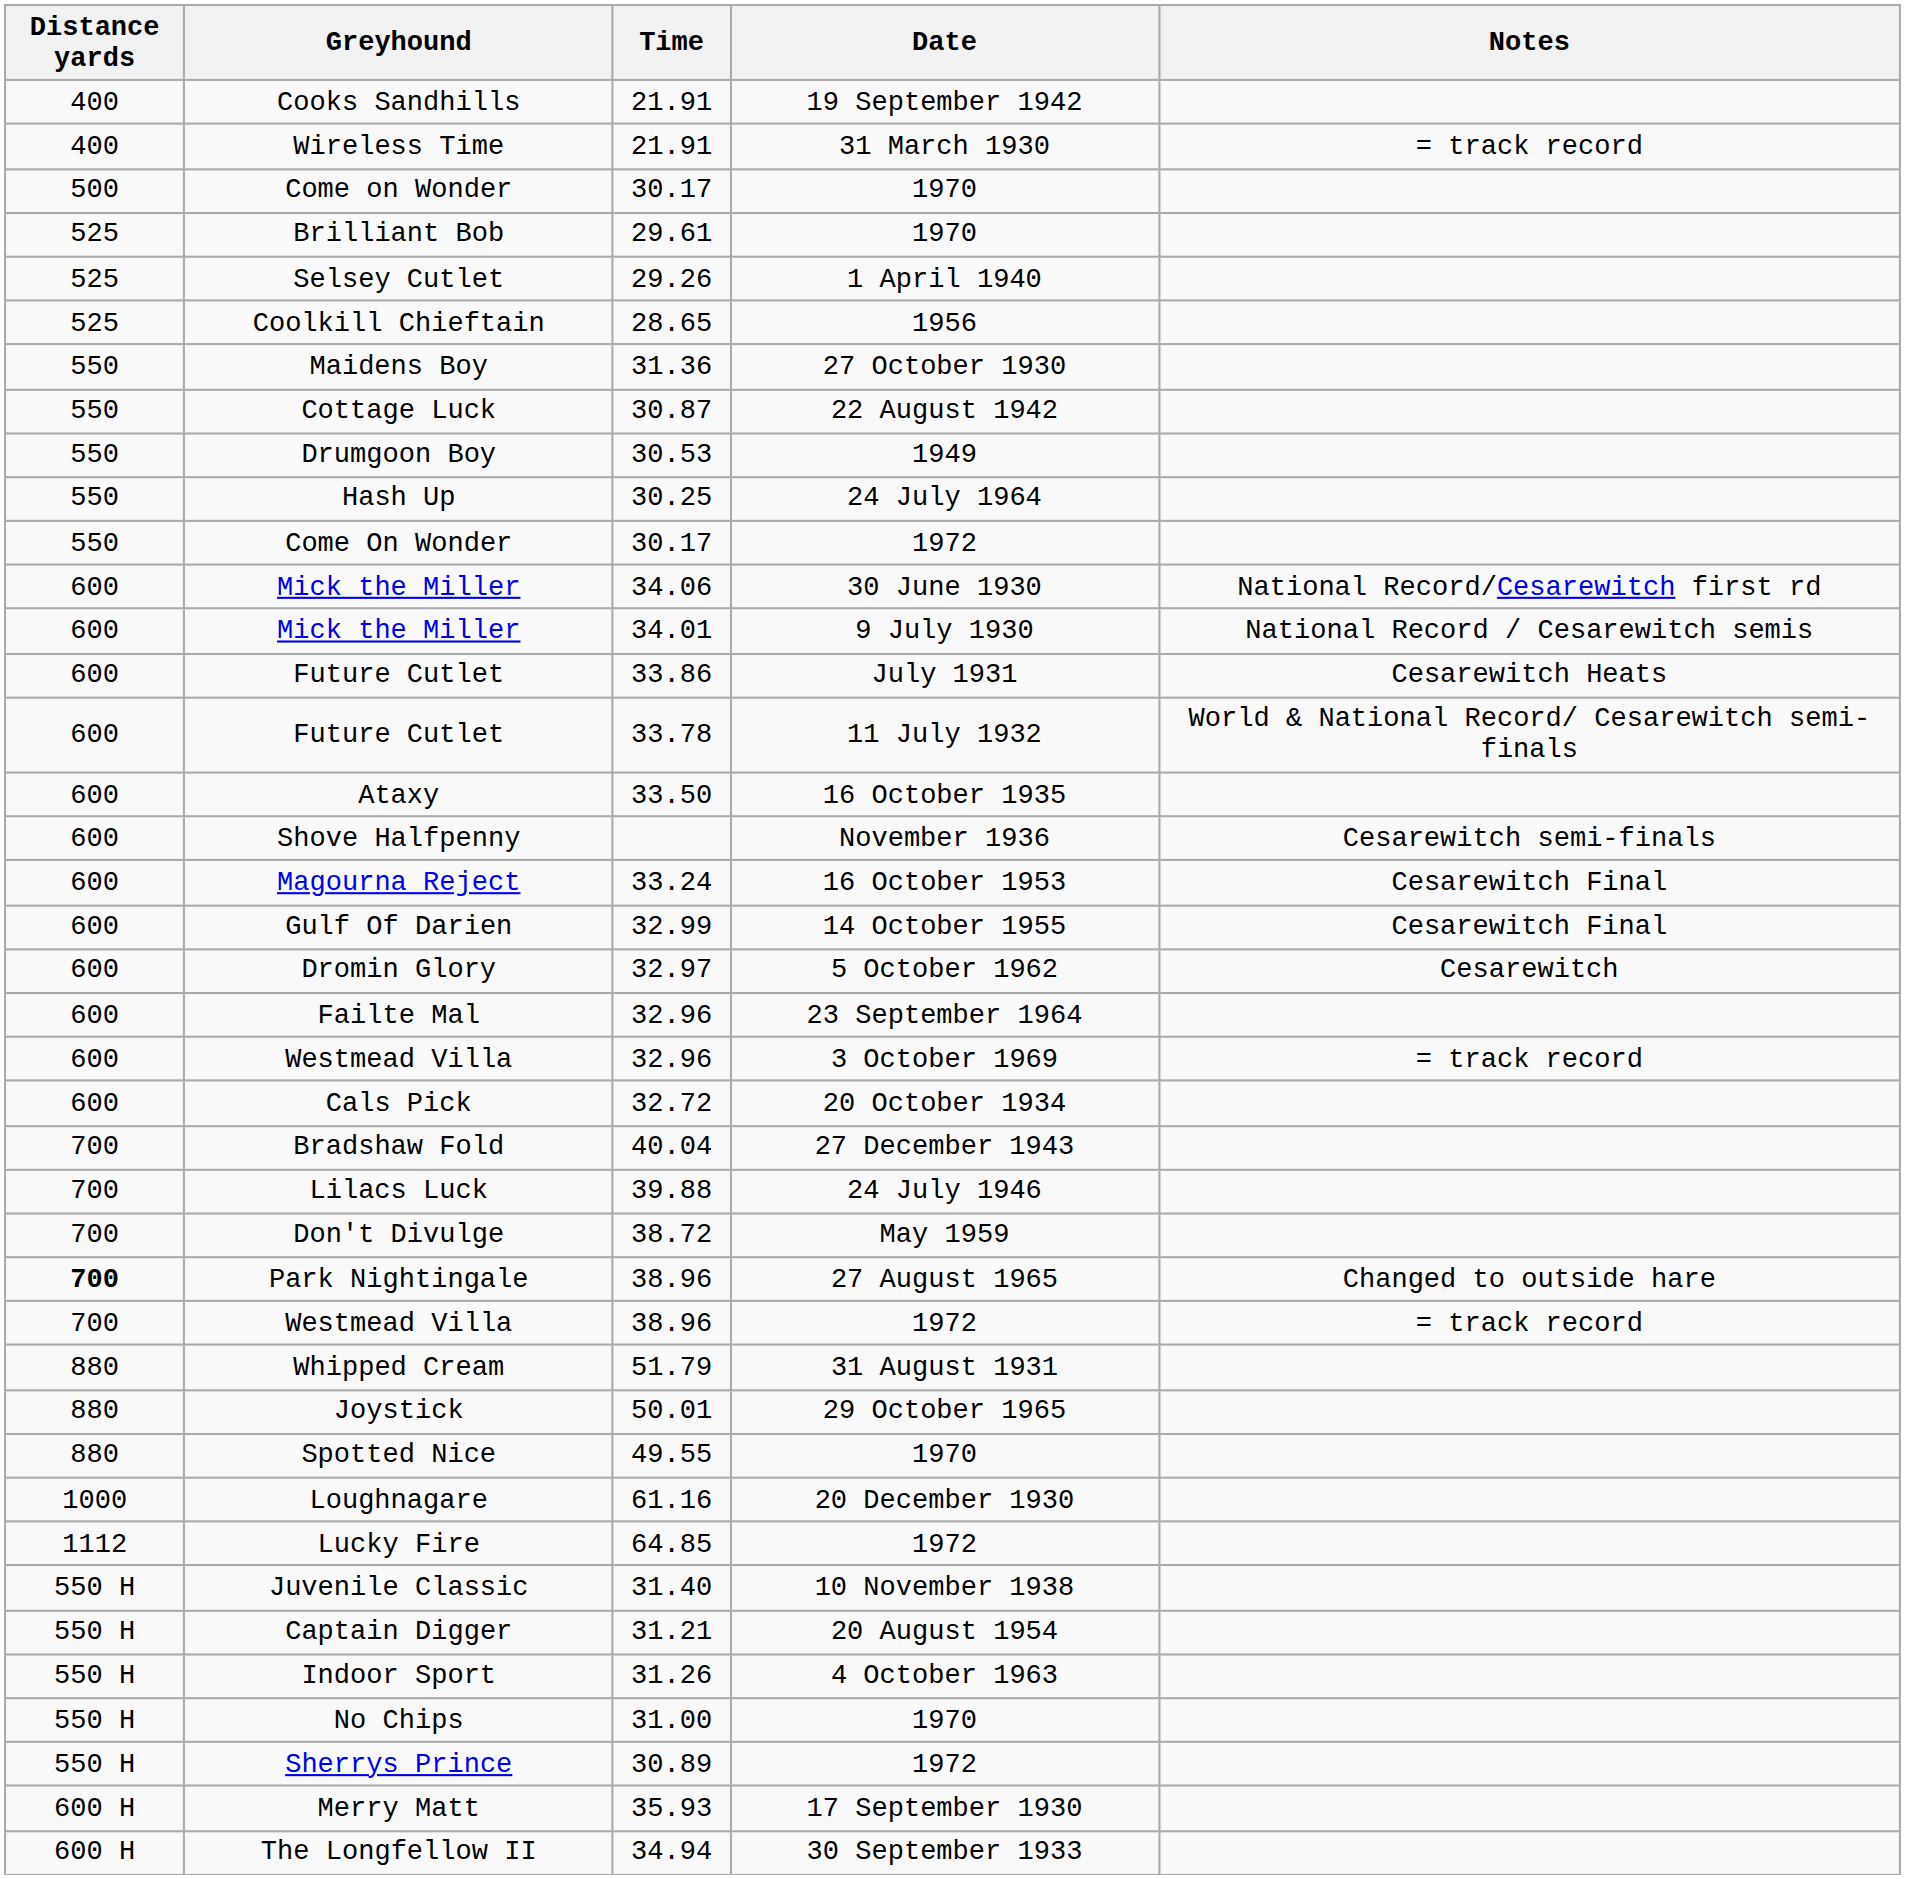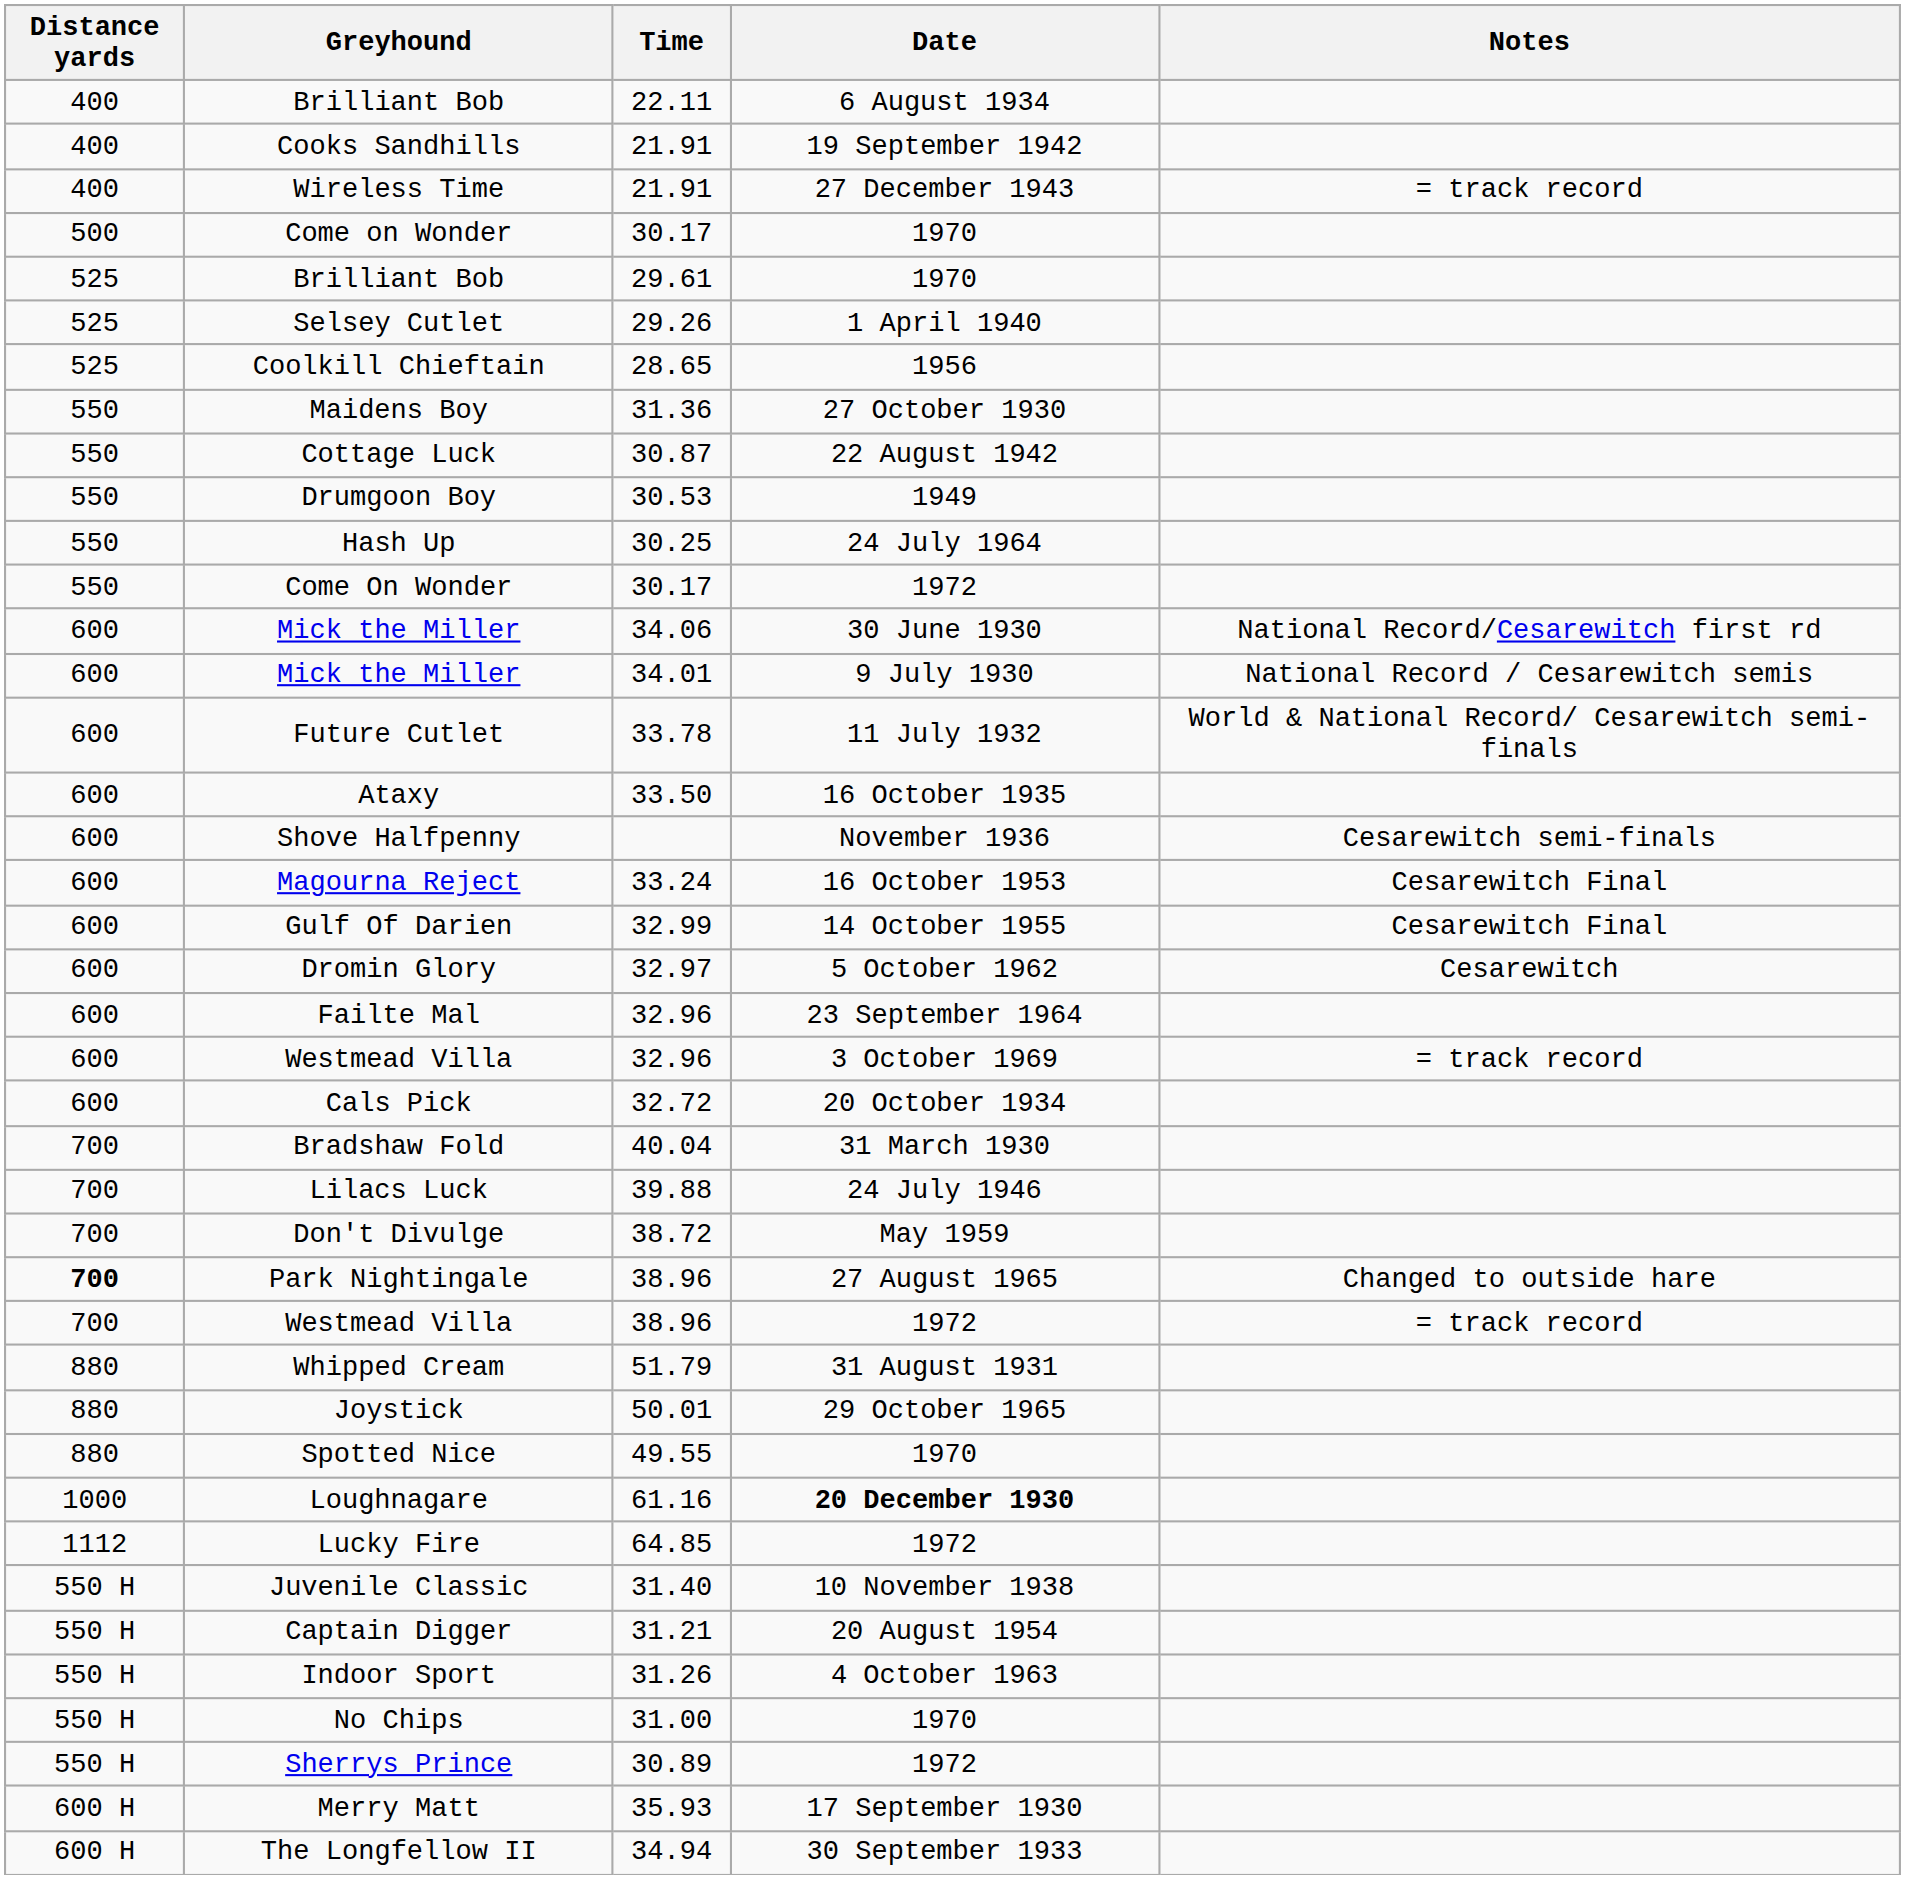+ row: (399, 102)
(944, 146) 31 March 1930 -> (944, 190) 27 December 1943
- row: (399, 675)
(944, 1147) 27 December 1943 -> (944, 1147) 31 March 1930
(944, 1500) normal -> (944, 1500) bold
